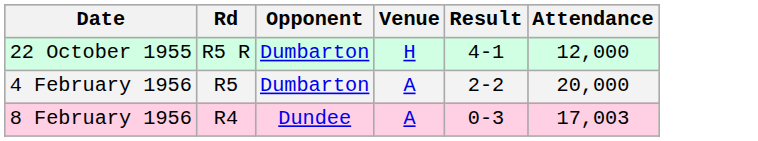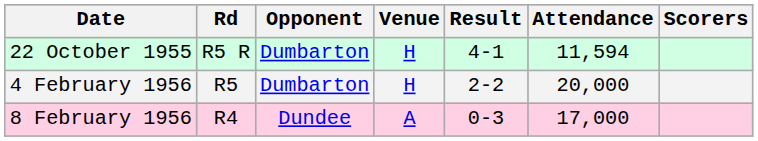+ column: (706, 22)
(593, 54) 12,000 -> (593, 54) 11,594
(409, 87) A -> (409, 87) H
(593, 120) 17,003 -> (593, 120) 17,000
